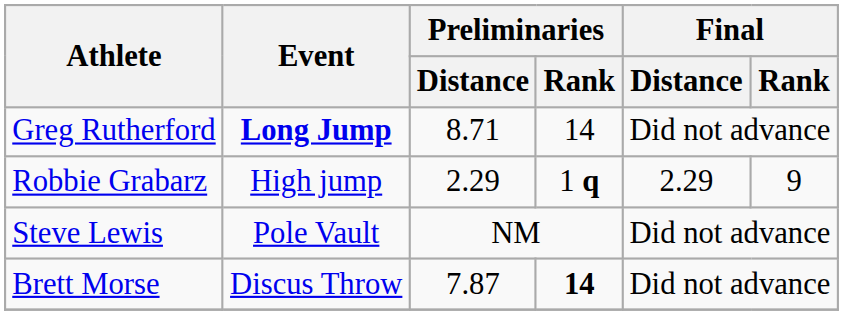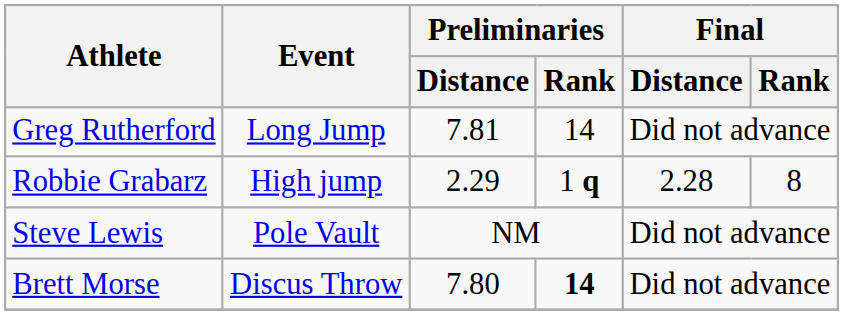(316, 131) bold -> (316, 131) normal
(473, 131) 8.71 -> (473, 131) 7.81
(686, 181) 2.29 -> (686, 181) 2.28
(794, 181) 9 -> (794, 181) 8
(473, 283) 7.87 -> (473, 283) 7.80
